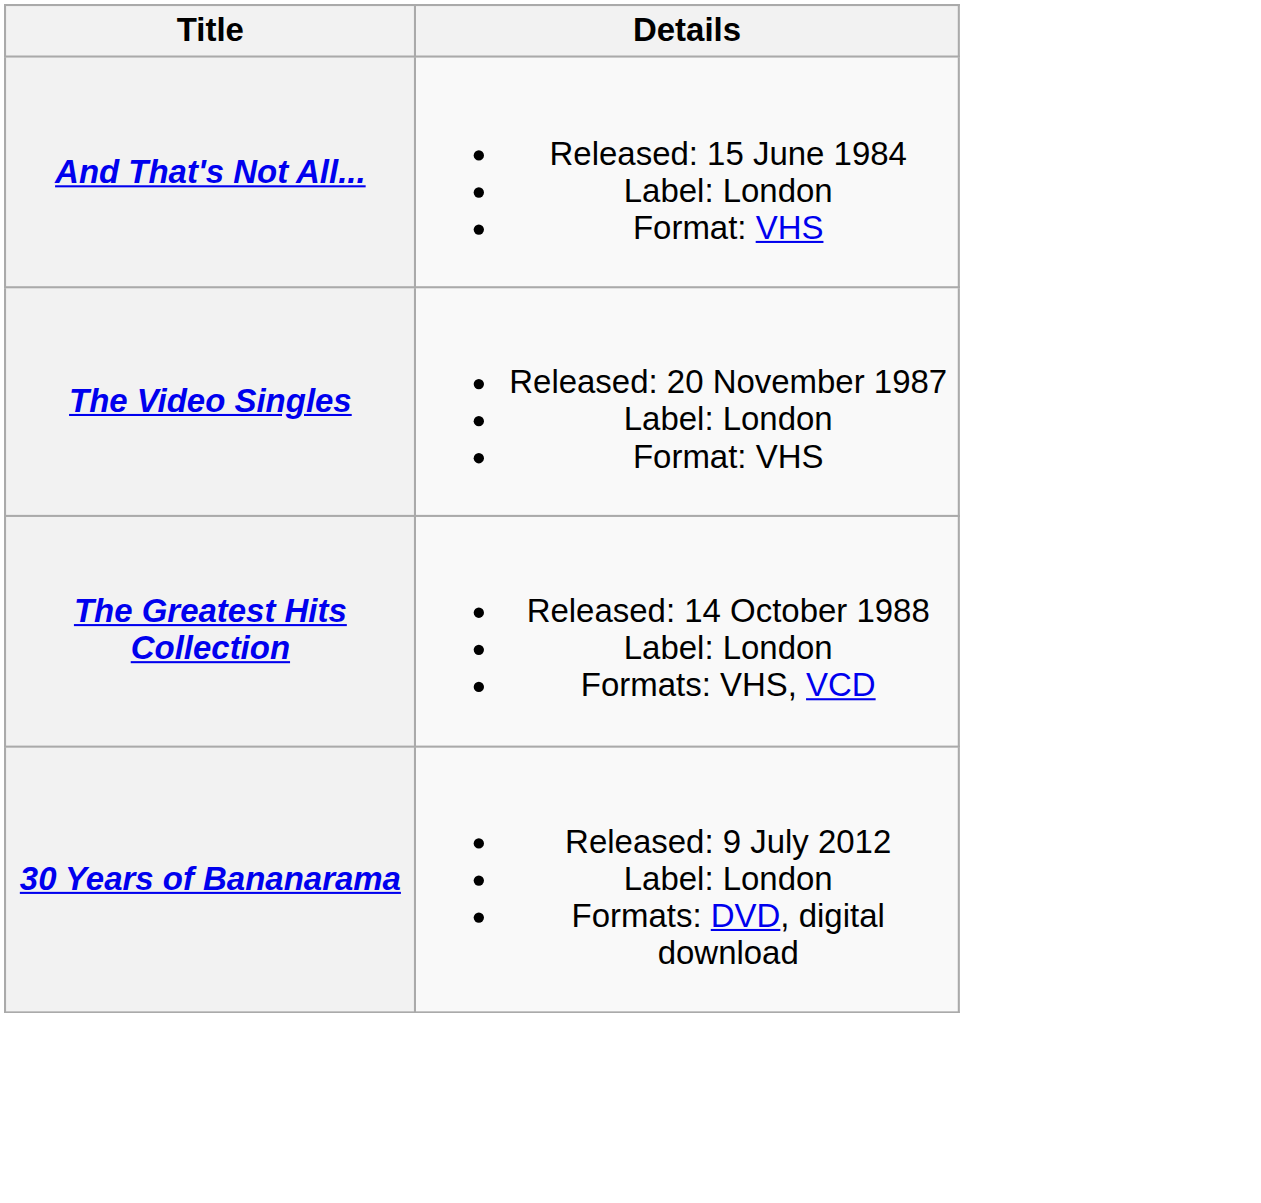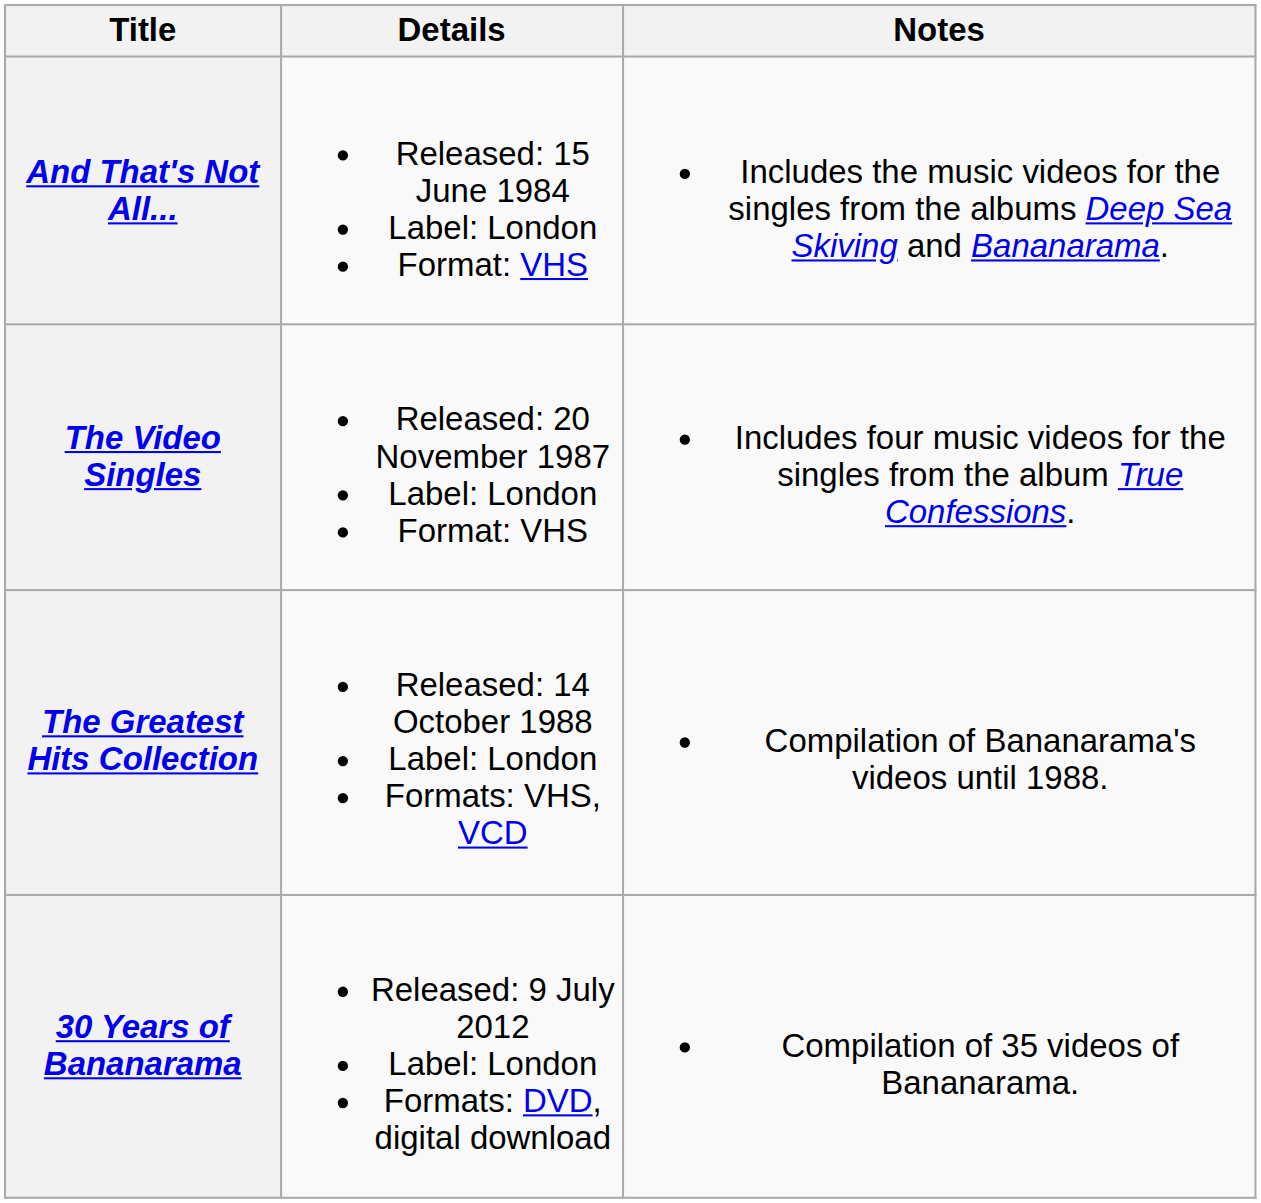+ column: (939, 30)
